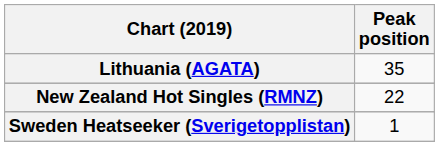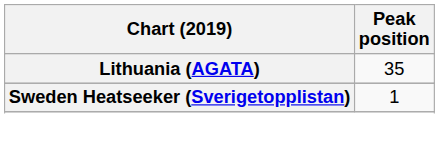- row: (180, 97)
